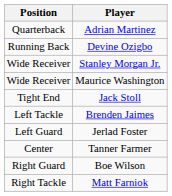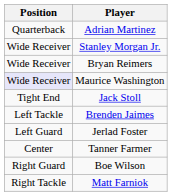- row: (120, 47)
+ row: (120, 64)
(39, 81) no background -> (39, 81) lavender background
